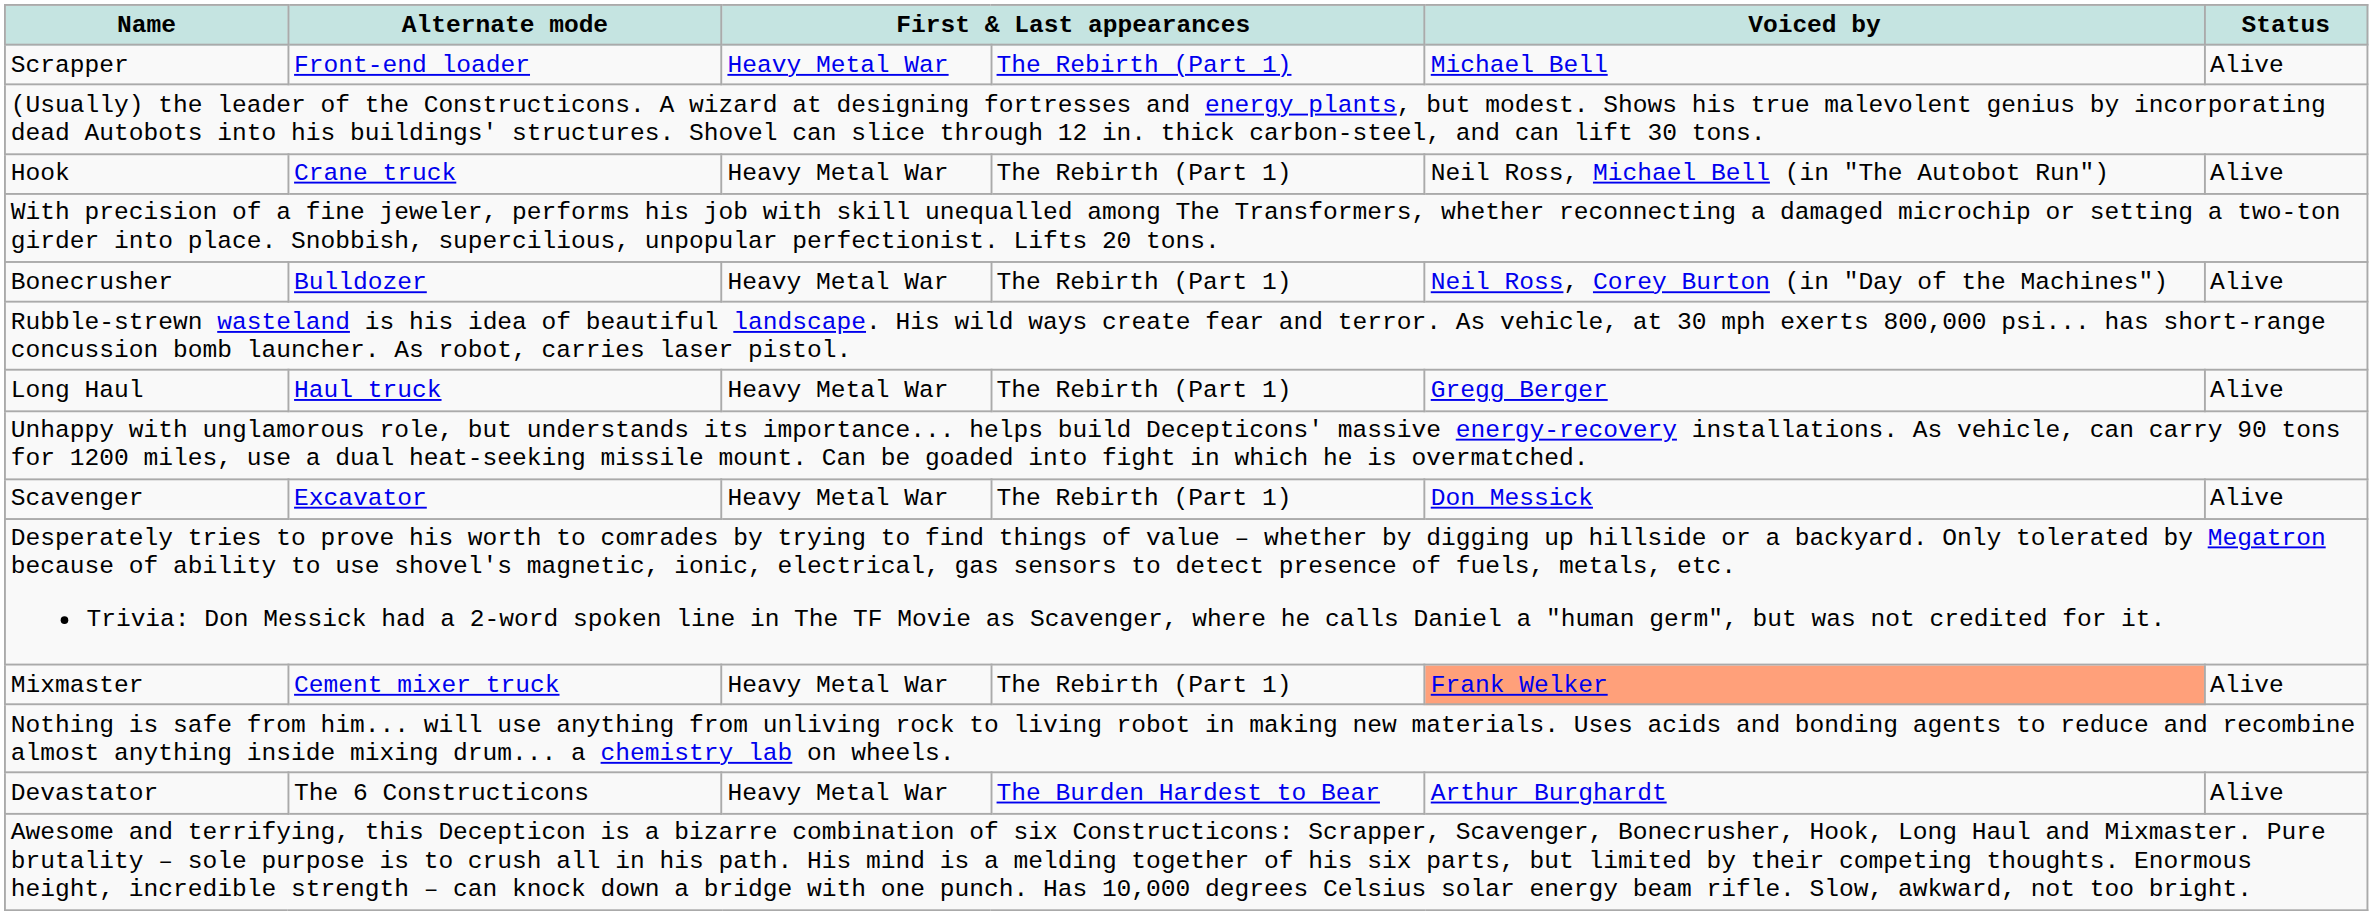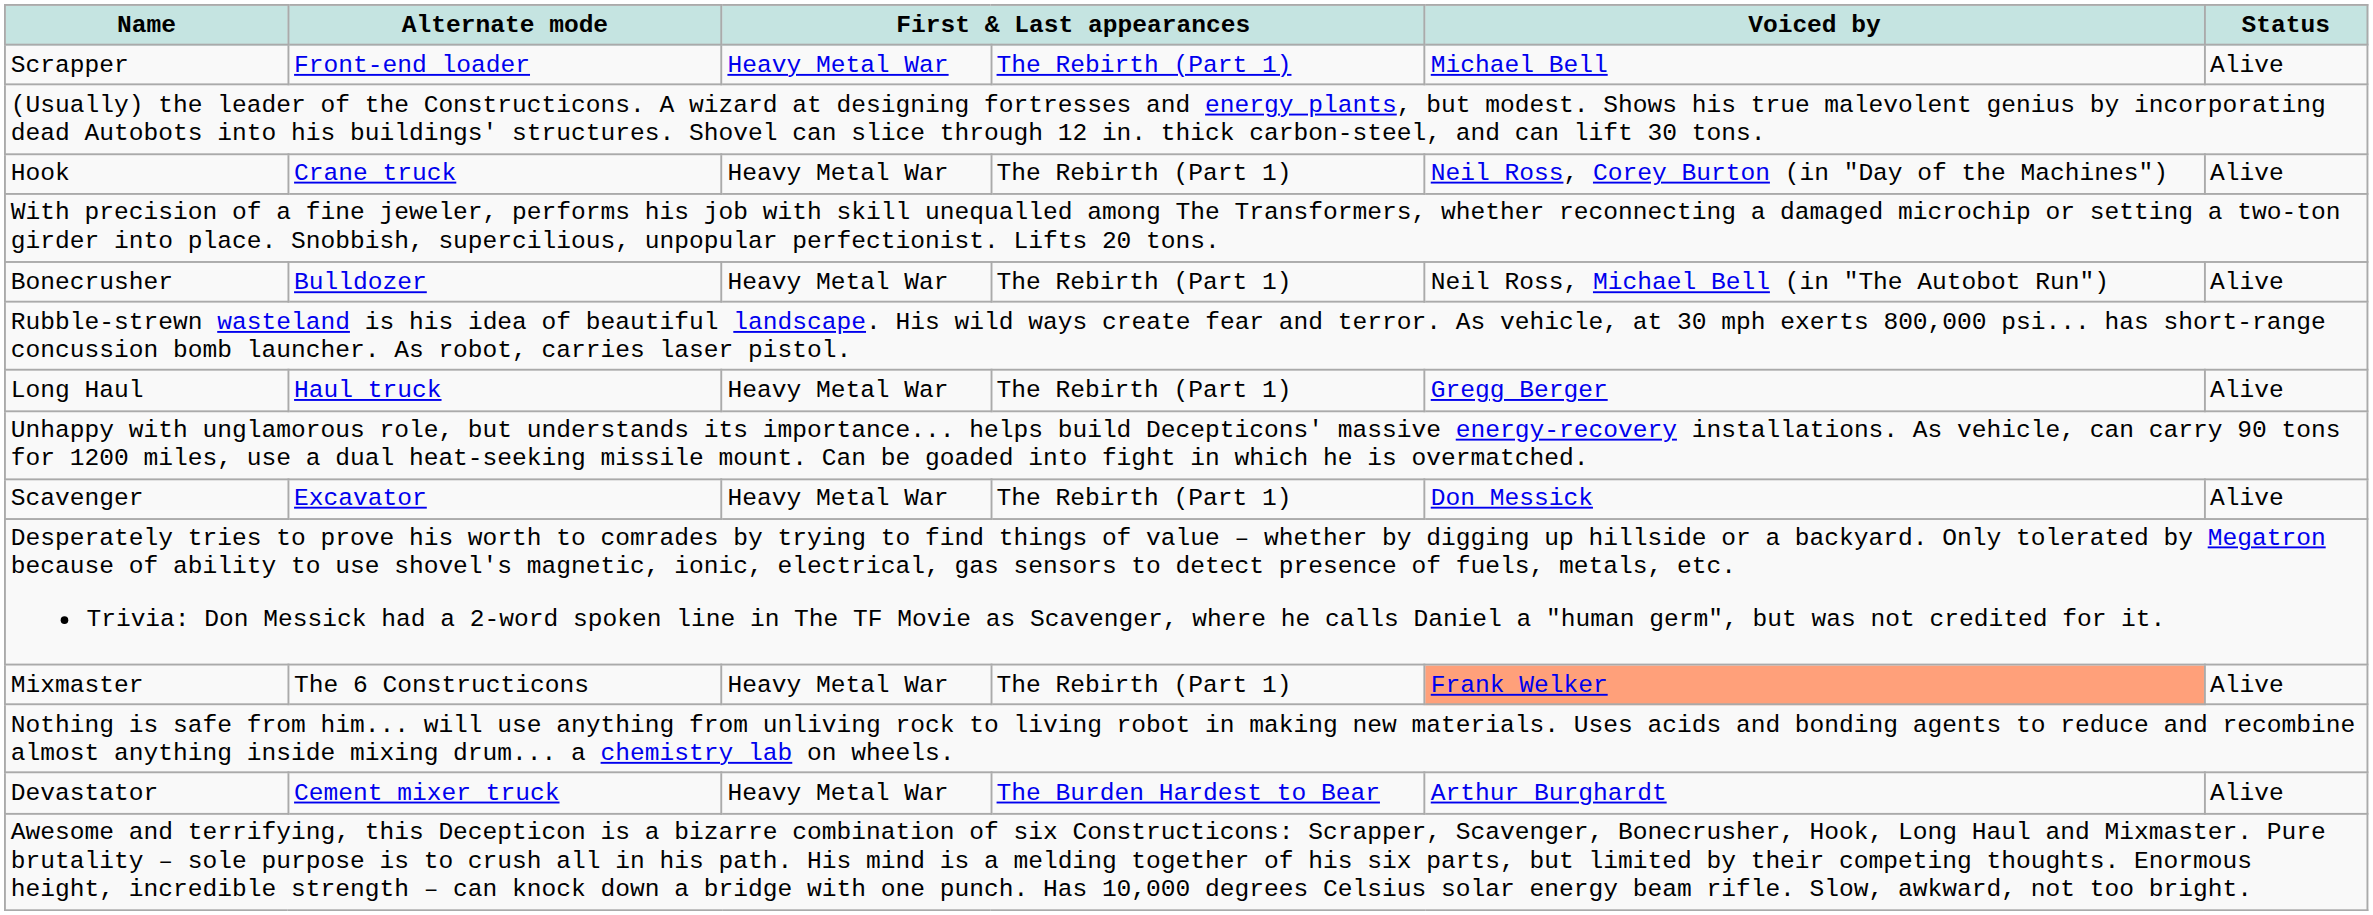(1770, 173) Neil Ross, Michael Bell (in "The Autobot Run") -> (1799, 173) Neil Ross, Corey Burton (in "Day of the Machines")
(1799, 282) Neil Ross, Corey Burton (in "Day of the Machines") -> (1770, 282) Neil Ross, Michael Bell (in "The Autobot Run")
(427, 685) Cement mixer truck -> (442, 685) The 6 Constructicons
(442, 793) The 6 Constructicons -> (427, 793) Cement mixer truck
